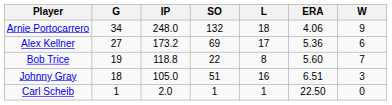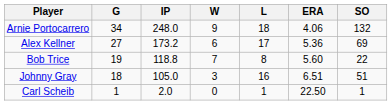columns swapped: (362, 12) <-> (215, 12)
